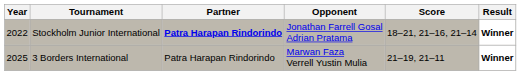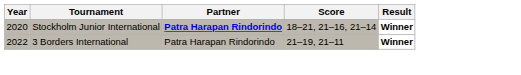- column: (335, 12)
(17, 33) 2022 -> (17, 27) 2020
(17, 58) 2025 -> (17, 42) 2022
